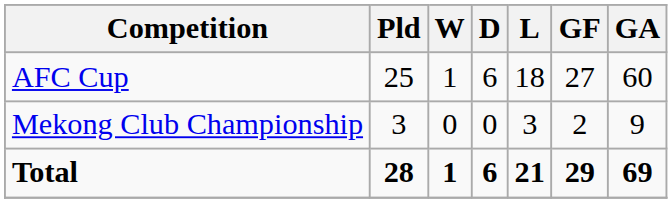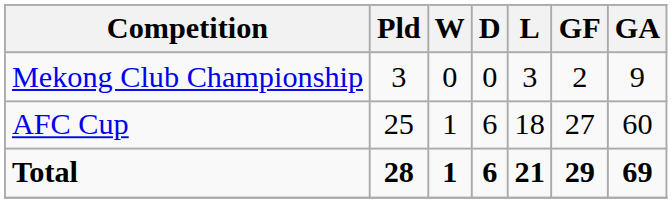rows swapped: (70, 76) <-> (187, 124)
